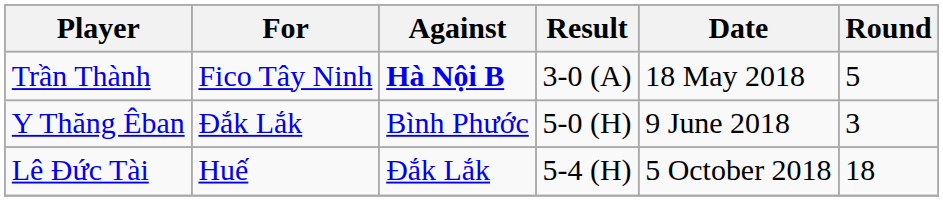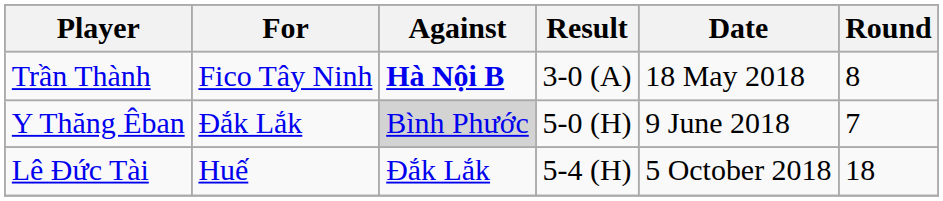(853, 75) 5 -> (853, 75) 8
(458, 123) no background -> (458, 123) lightgrey background
(853, 123) 3 -> (853, 123) 7
